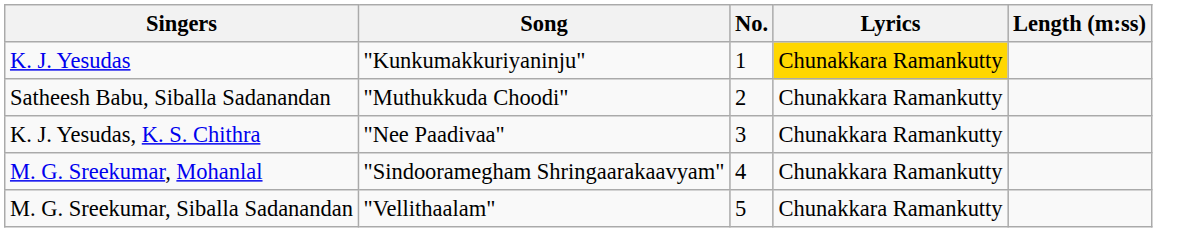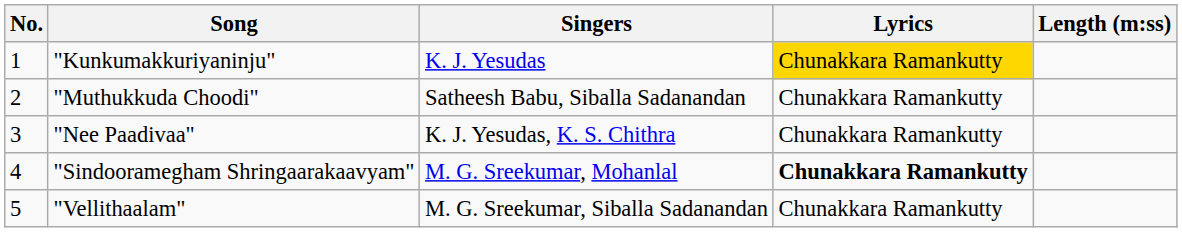columns swapped: (752, 23) <-> (181, 23)
(891, 171) normal -> (903, 171) bold
